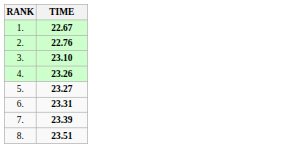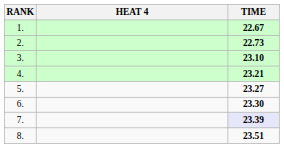+ column: (132, 12)
(62, 43) 22.76 -> (253, 43) 22.73
(62, 74) 23.26 -> (253, 74) 23.21
(62, 105) 23.31 -> (253, 105) 23.30
(62, 120) no background -> (253, 120) lavender background
